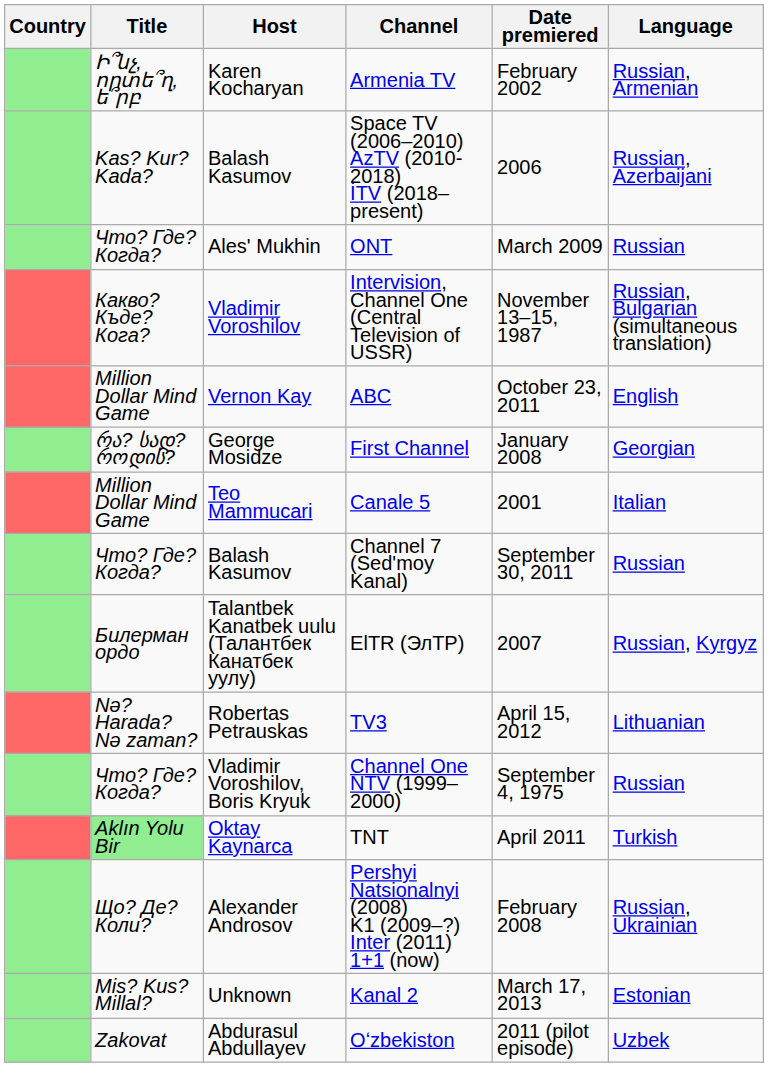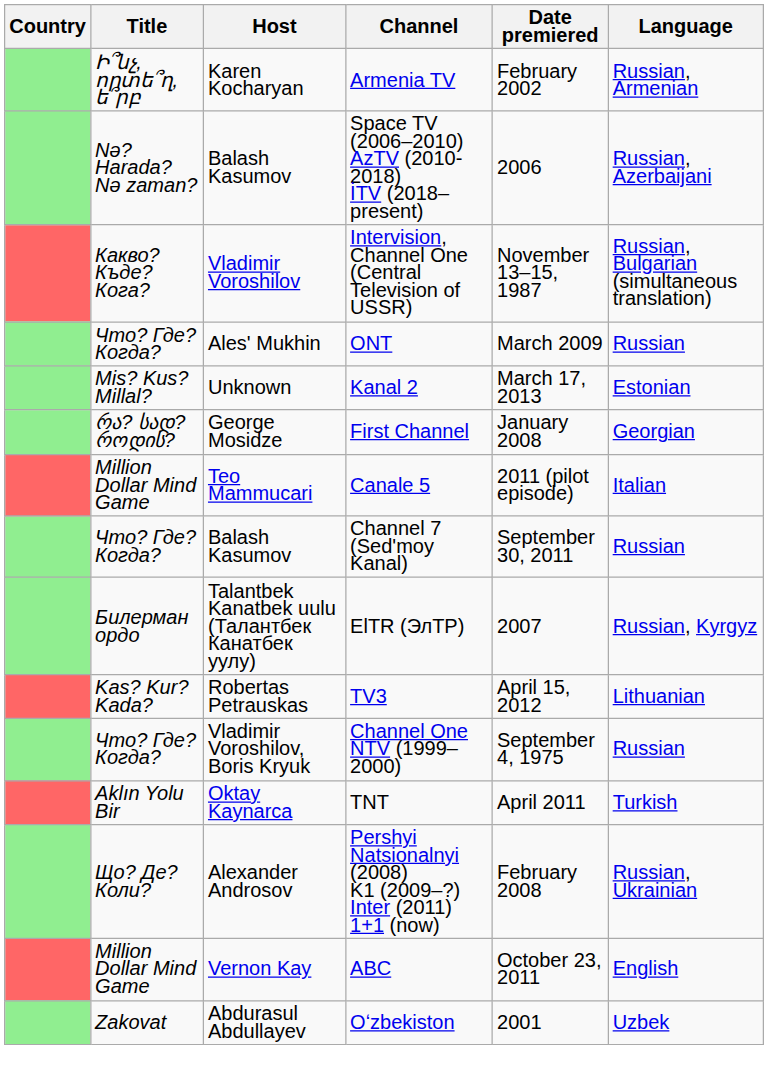(142, 167) Kas? Kur? Kada? -> (146, 167) Nə? Harada? Nə zaman?
rows swapped: (371, 246) <-> (409, 317)
rows swapped: (384, 995) <-> (371, 396)
(519, 502) 2001 -> (543, 484) 2011 (pilot episode)
(146, 722) Nə? Harada? Nə zaman? -> (142, 696) Kas? Kur? Kada?
(139, 837) lightgreen background -> (139, 802) no background
(543, 1039) 2011 (pilot episode) -> (519, 1022) 2001
